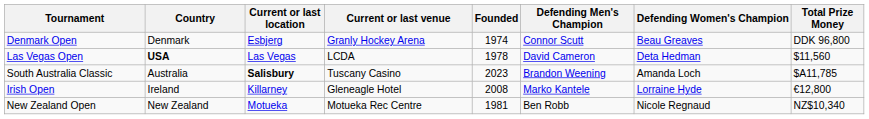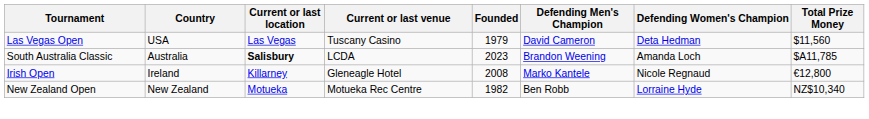- row: (42, 41)
(158, 57) bold -> (158, 41) normal
(341, 57) LCDA -> (364, 41) Tuscany Casino
(497, 57) 1978 -> (497, 41) 1979
(364, 73) Tuscany Casino -> (341, 57) LCDA
(669, 90) Lorraine Hyde -> (673, 73) Nicole Regnaud
(497, 106) 1981 -> (497, 90) 1982
(673, 106) Nicole Regnaud -> (669, 90) Lorraine Hyde
